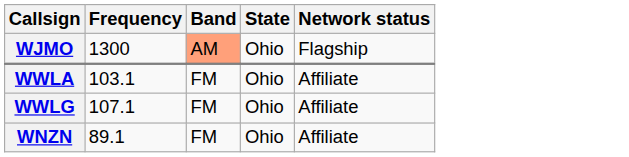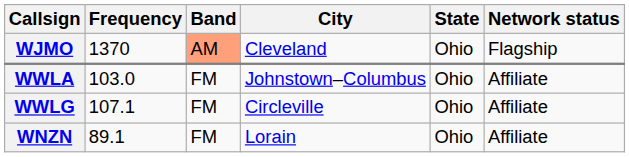+ column: (335, 19)
(109, 48) 1300 -> (109, 48) 1370
(112, 78) 103.1 -> (112, 78) 103.0
